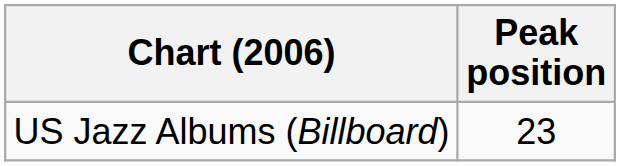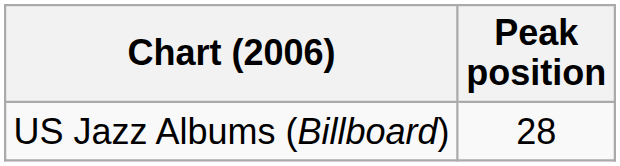(536, 130) 23 -> (536, 130) 28
